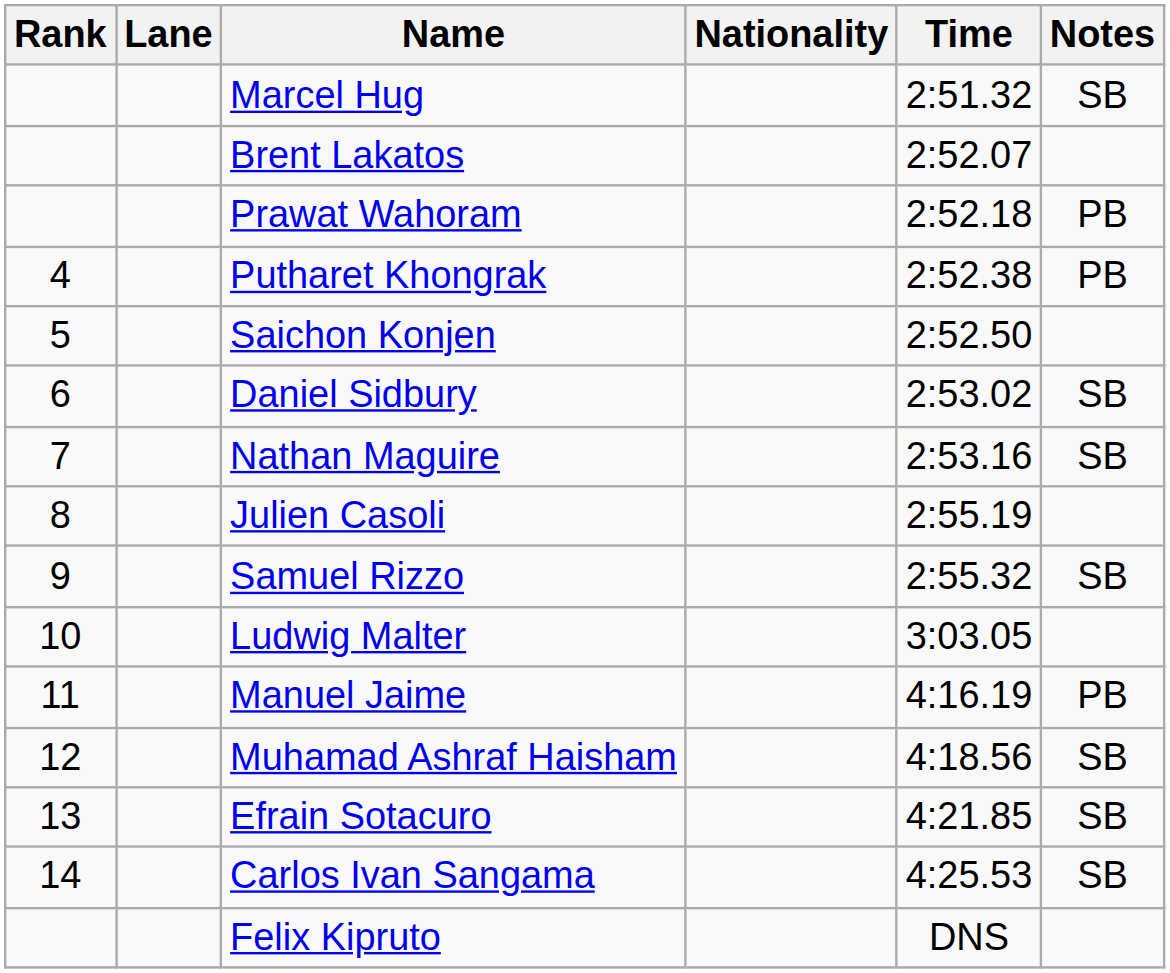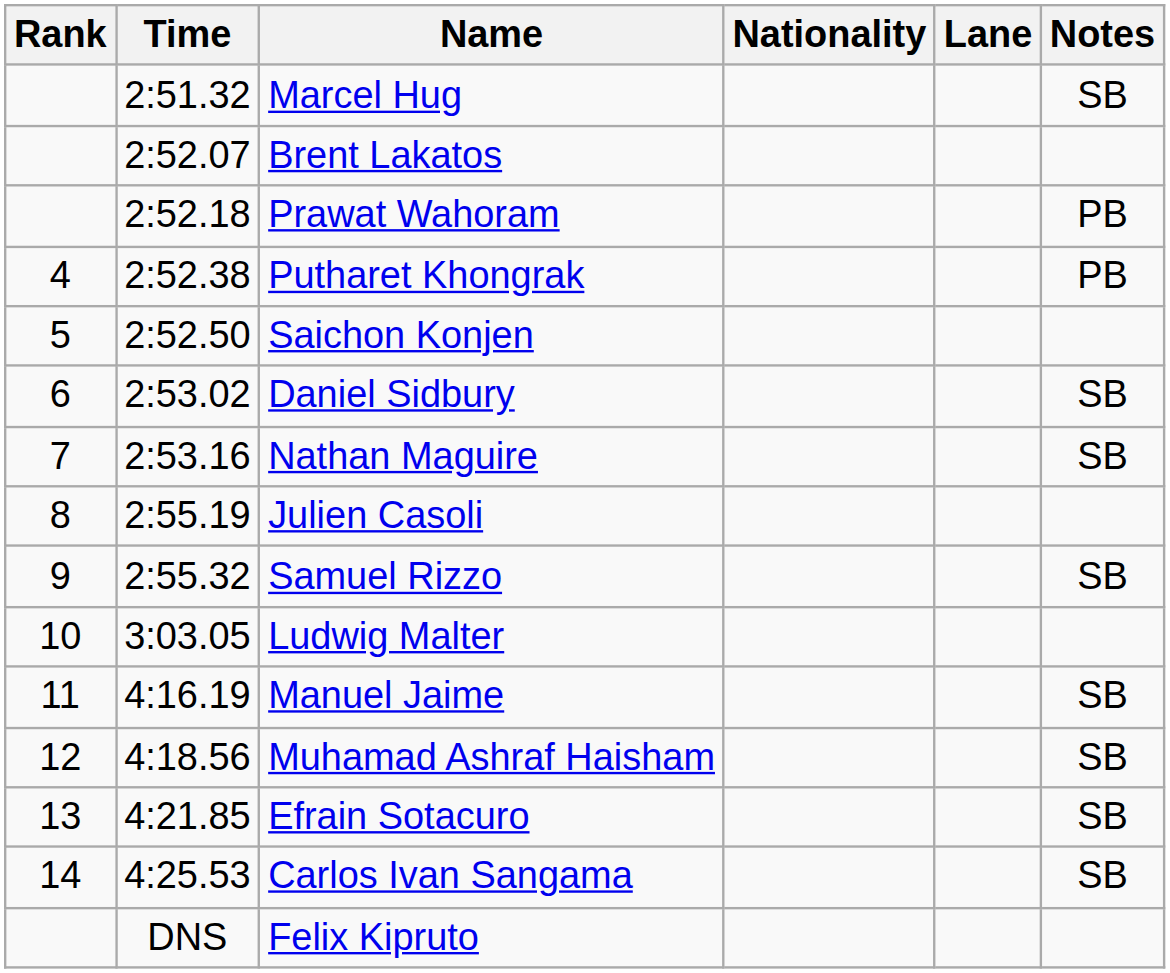columns swapped: (168, 34) <-> (969, 34)
(1102, 696) PB -> (1102, 696) SB
